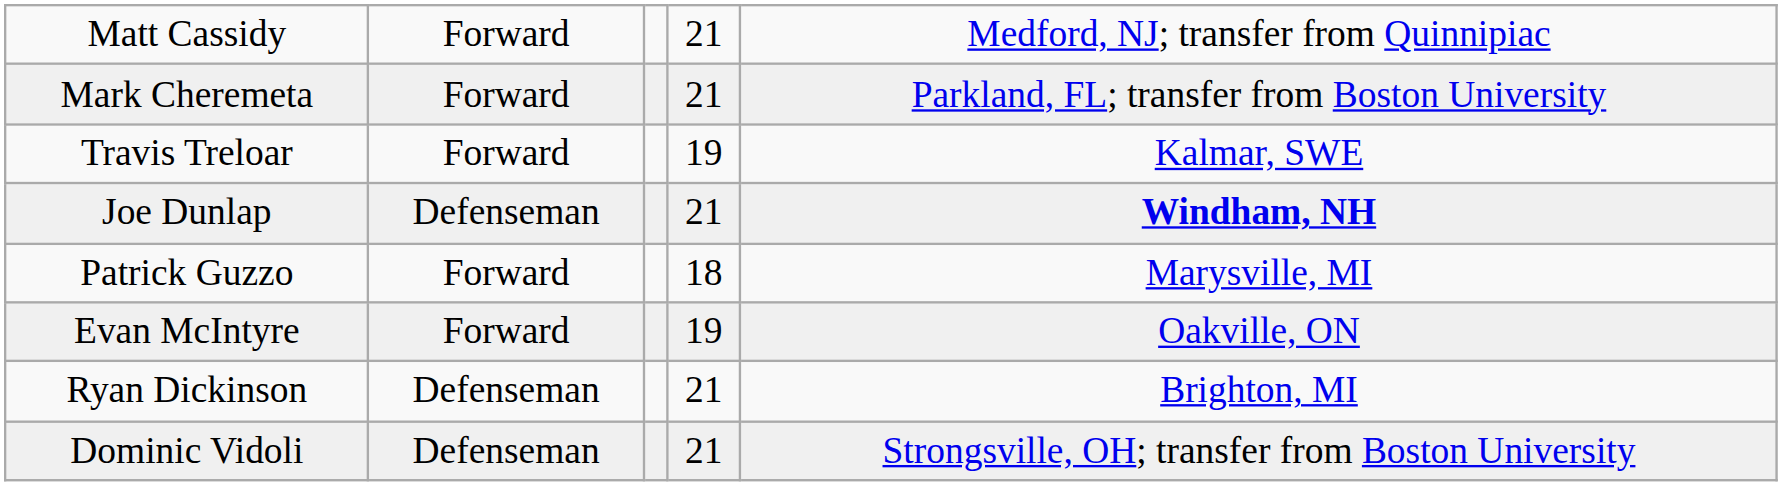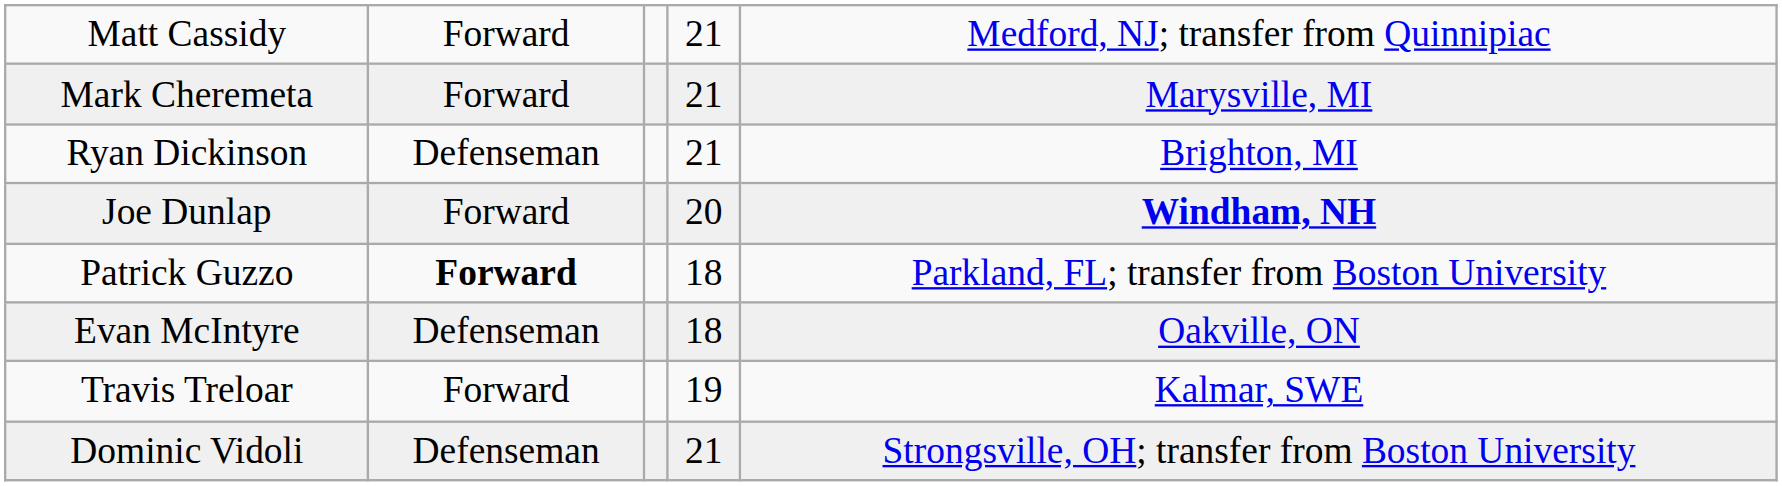(1259, 93) Parkland, FL; transfer from Boston University -> (1259, 93) Marysville, MI
rows swapped: (187, 390) <-> (187, 152)
(506, 212) Defenseman -> (506, 212) Forward
(704, 212) 21 -> (704, 212) 20
(506, 271) normal -> (506, 271) bold
(1259, 271) Marysville, MI -> (1259, 271) Parkland, FL; transfer from Boston University
(506, 331) Forward -> (506, 331) Defenseman
(704, 331) 19 -> (704, 331) 18
